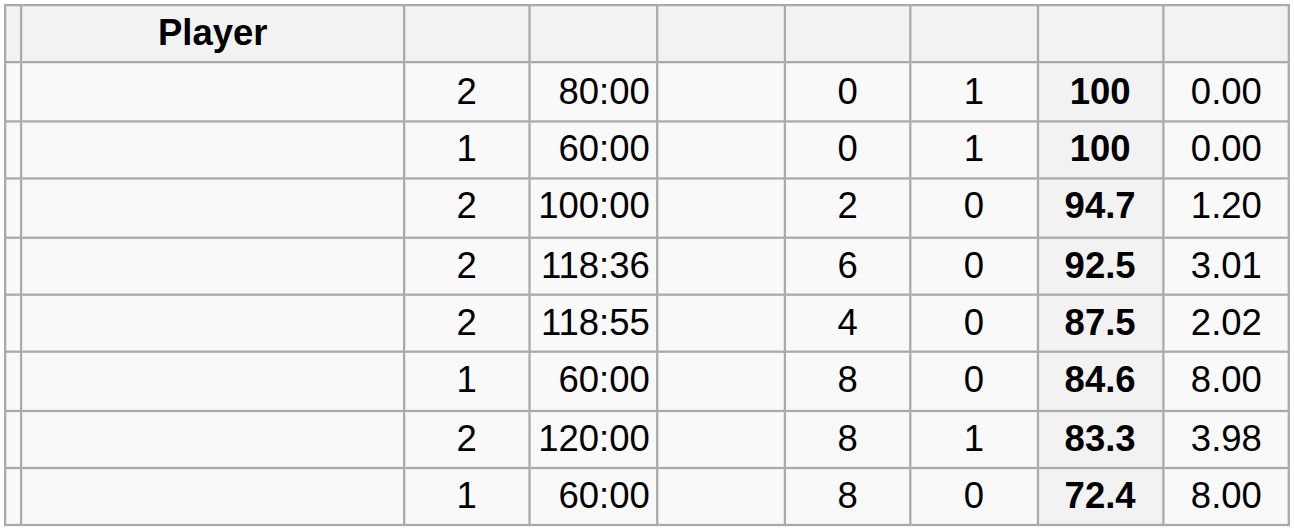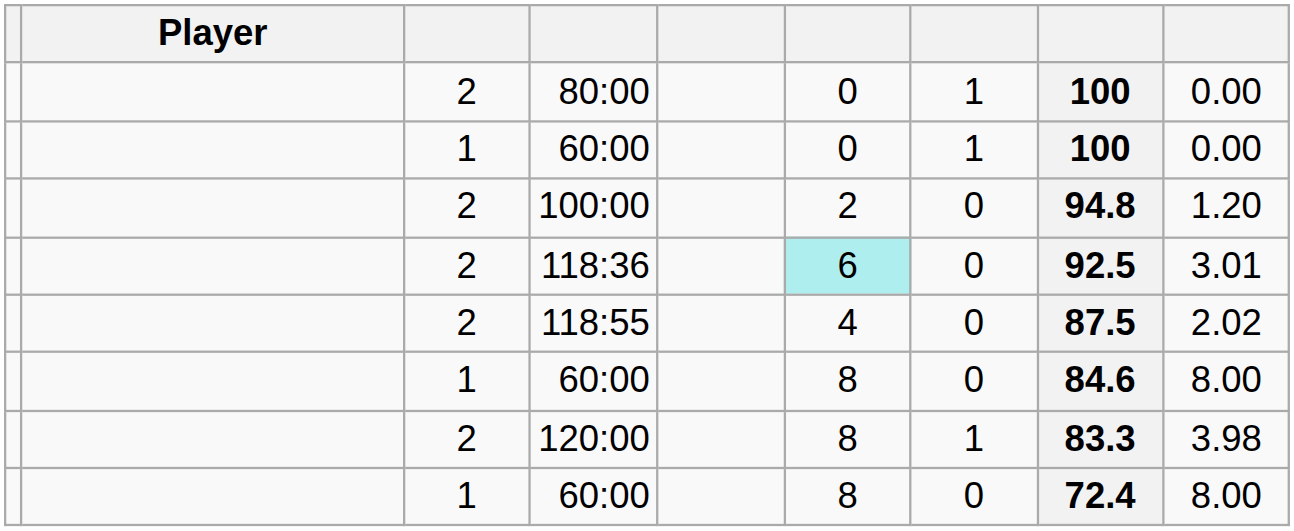(1100, 206) 94.7 -> (1100, 206) 94.8
(848, 264) no background -> (848, 264) paleturquoise background
